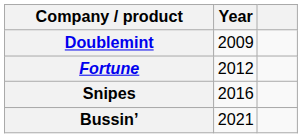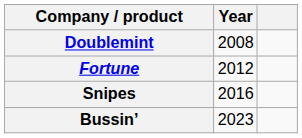(236, 42) 2009 -> (236, 42) 2008
(236, 119) 2021 -> (236, 119) 2023
